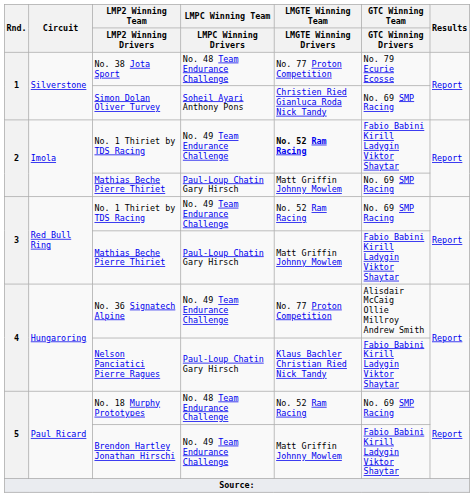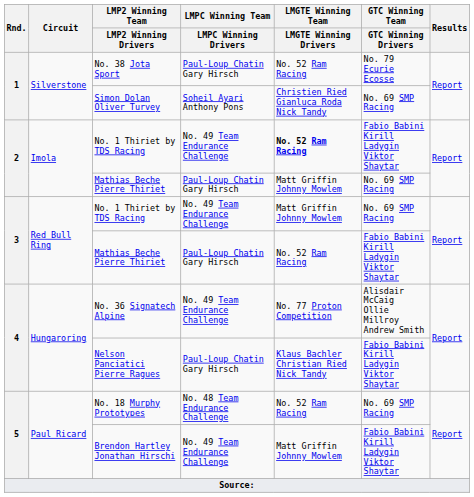(211, 69) No. 48 Team Endurance Challenge -> (223, 69) Paul-Loup Chatin Gary Hirsch
(309, 69) No. 77 Proton Competition -> (301, 69) No. 52 Ram Racing
(301, 214) No. 52 Ram Racing -> (309, 214) Matt Griffin Johnny Mowlem
(309, 258) Matt Griffin Johnny Mowlem -> (301, 258) No. 52 Ram Racing
